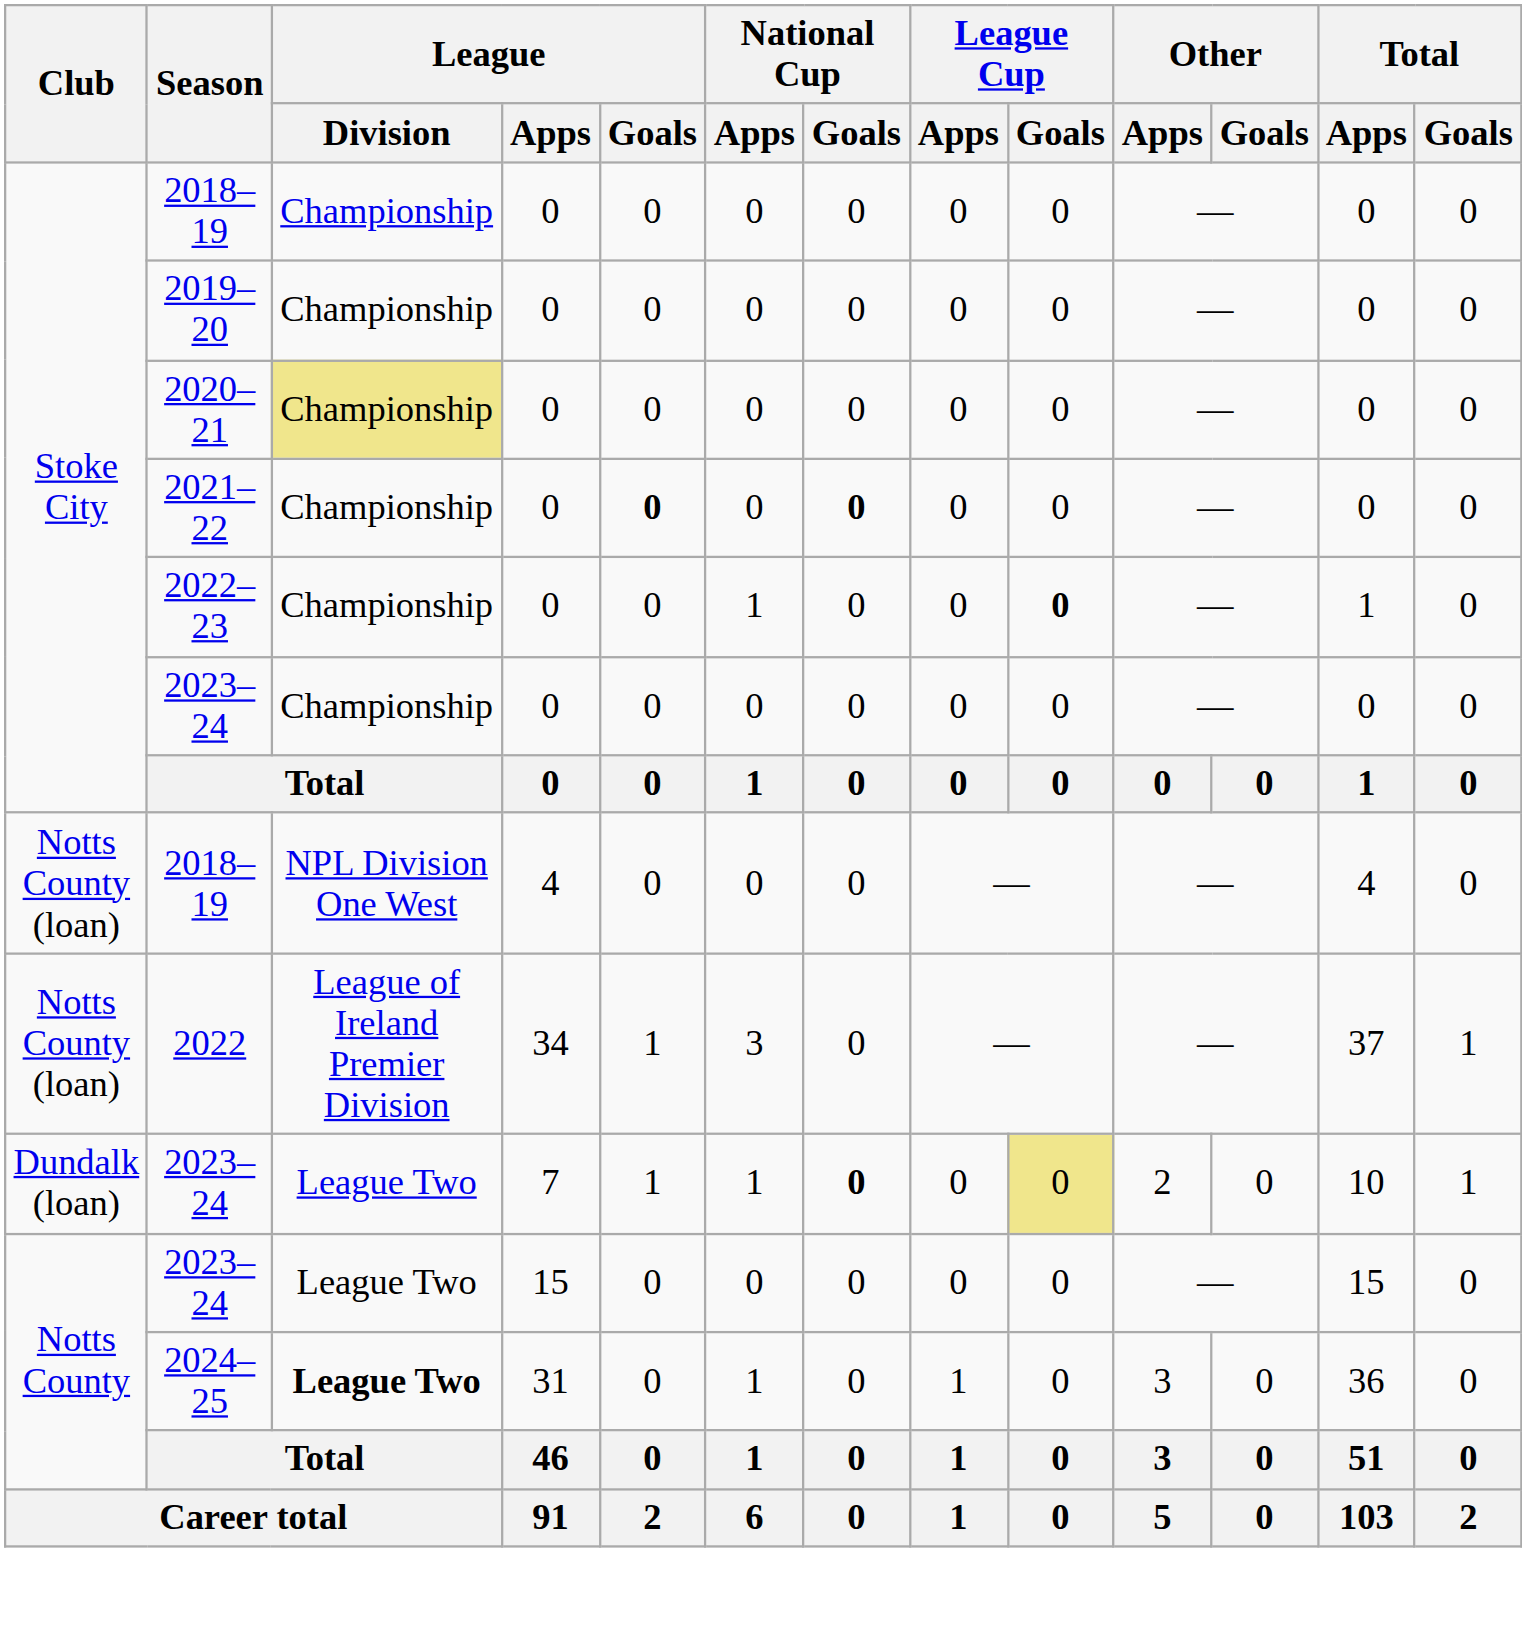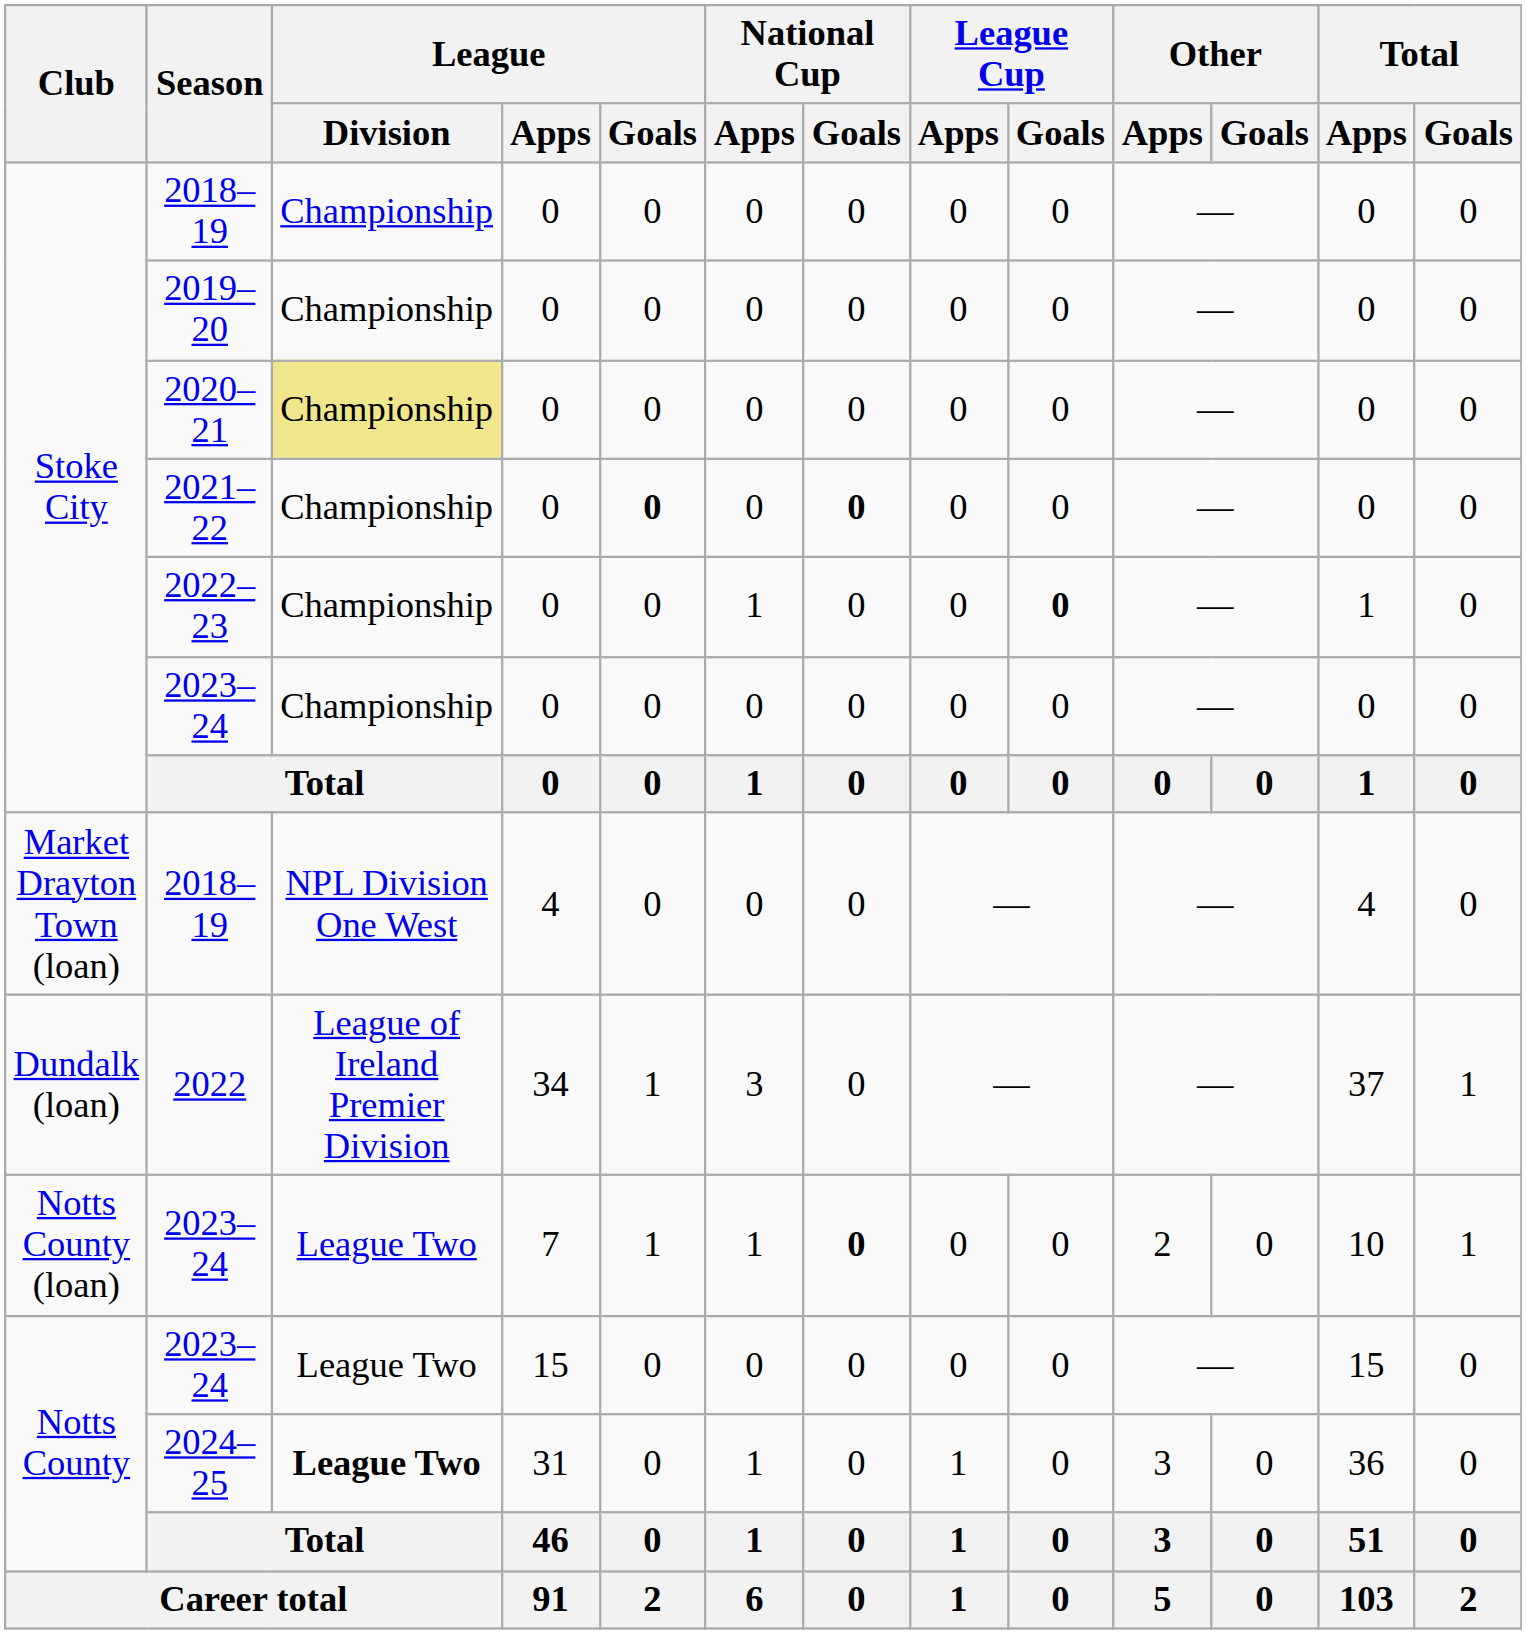(76, 882) Notts County (loan) -> (76, 902) Market Drayton Town (loan)
(76, 1042) Notts County (loan) -> (76, 1083) Dundalk (loan)
(76, 1182) Dundalk (loan) -> (76, 1244) Notts County (loan)
(1060, 1182) khaki background -> (1060, 1244) no background
